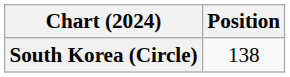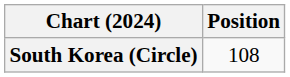(244, 54) 138 -> (244, 54) 108
